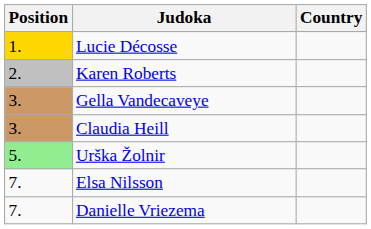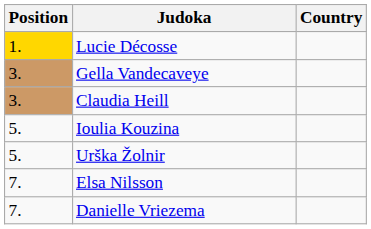- row: (126, 73)
+ row: (128, 127)
(15, 155) lightgreen background -> (15, 155) no background
